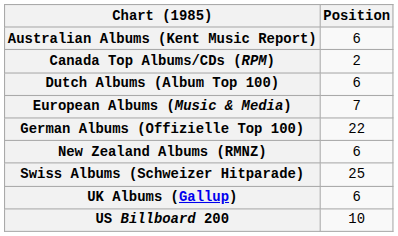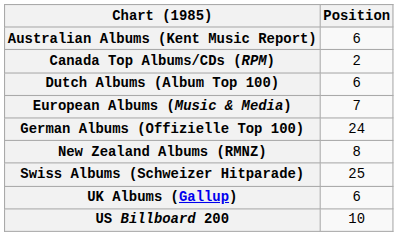(357, 129) 22 -> (357, 129) 24
(357, 152) 6 -> (357, 152) 8
